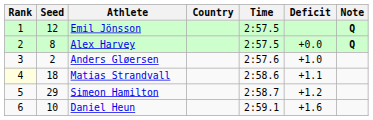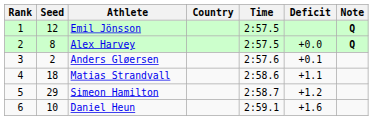(310, 60) +1.0 -> (310, 60) +0.1
(20, 76) lightyellow background -> (20, 76) no background
